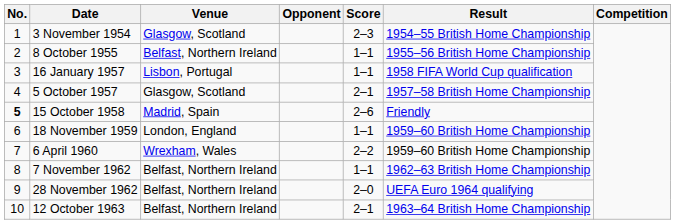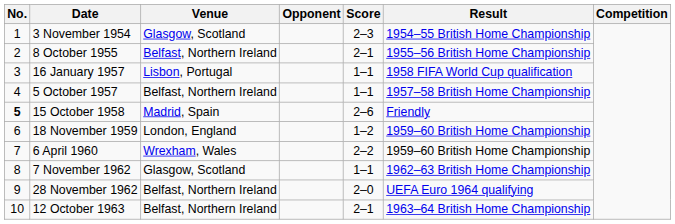(363, 53) 1–1 -> (363, 53) 2–1
(194, 92) Glasgow, Scotland -> (210, 92) Belfast, Northern Ireland
(363, 92) 2–1 -> (363, 92) 1–1
(363, 131) 1–1 -> (363, 131) 1–2
(210, 170) Belfast, Northern Ireland -> (194, 170) Glasgow, Scotland
